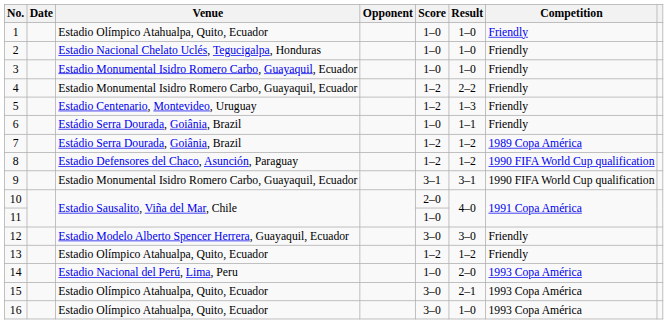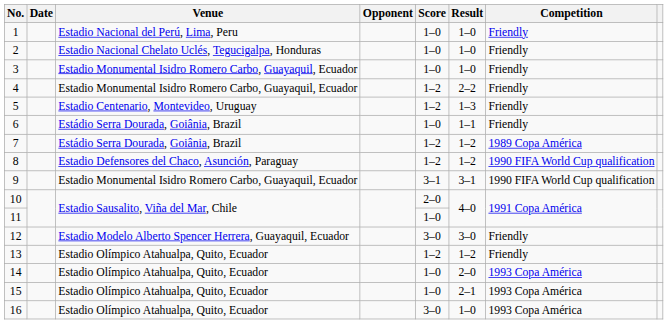(163, 32) Estadio Olímpico Atahualpa, Quito, Ecuador -> (148, 32) Estadio Nacional del Perú, Lima, Peru
(148, 273) Estadio Nacional del Perú, Lima, Peru -> (163, 273) Estadio Olímpico Atahualpa, Quito, Ecuador
(432, 291) 3–0 -> (432, 291) 1–0
